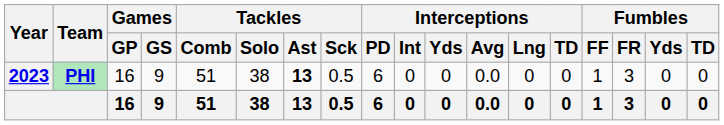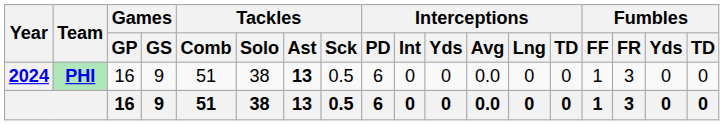(29, 76) 2023 -> (29, 76) 2024
